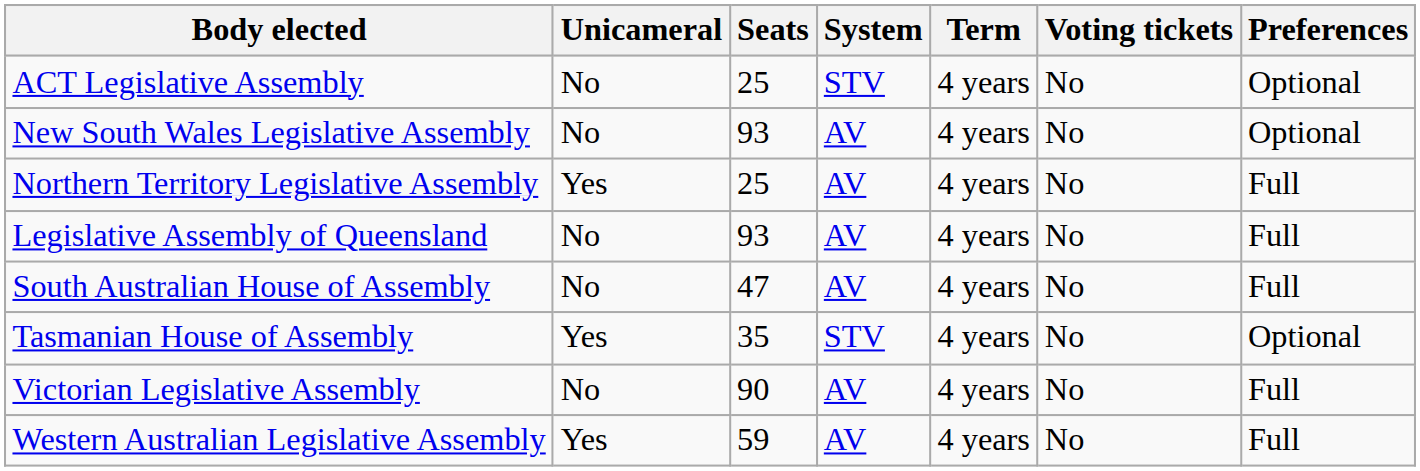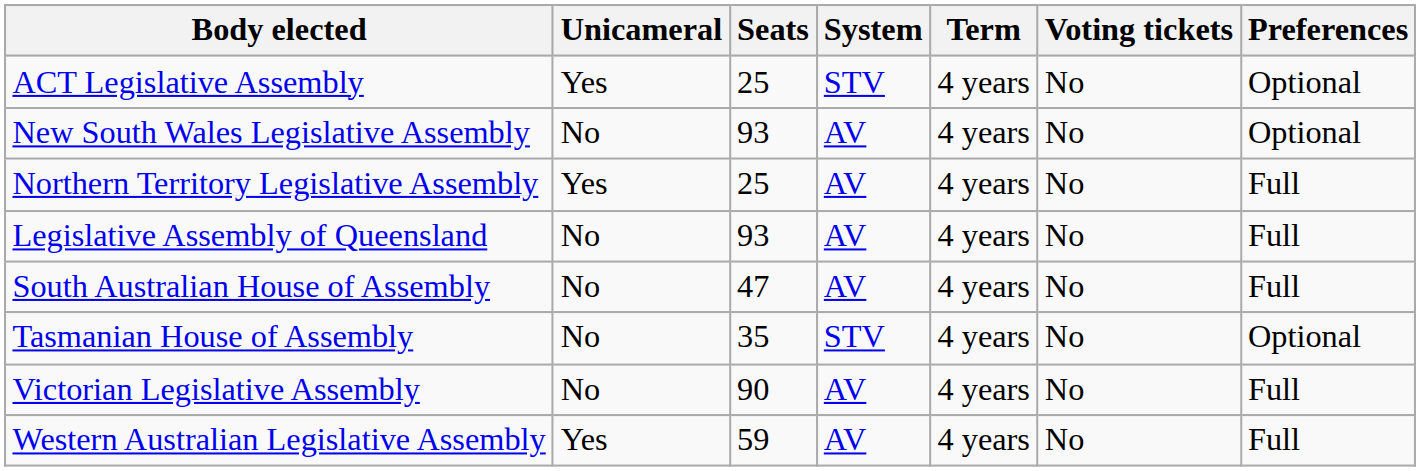(580, 81) No -> (584, 81) Yes
(584, 337) Yes -> (580, 337) No
